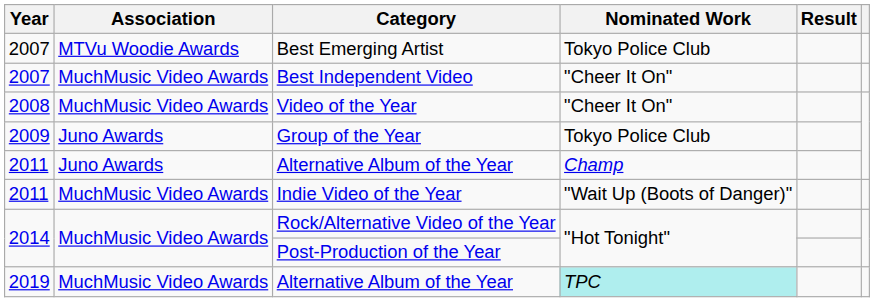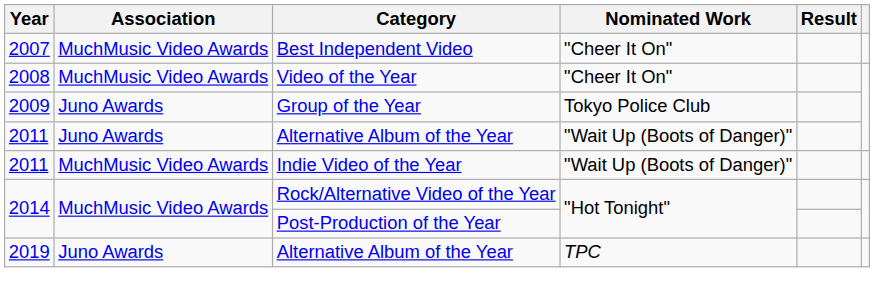- row: (29, 48)
(594, 164) Champ -> (678, 135) "Wait Up (Boots of Danger)"
(163, 281) MuchMusic Video Awards -> (111, 252) Juno Awards
(583, 281) paleturquoise background -> (583, 252) no background
